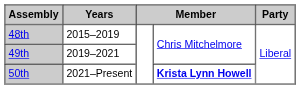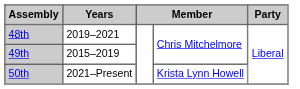(93, 34) 2015–2019 -> (93, 34) 2019–2021
(93, 54) 2019–2021 -> (93, 54) 2015–2019
(204, 74) bold -> (200, 74) normal
